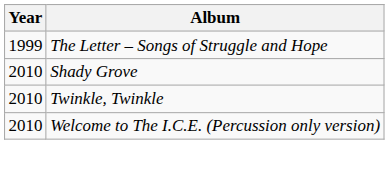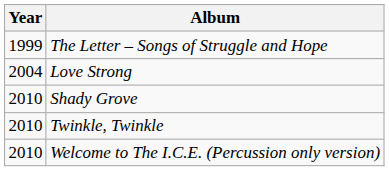+ row: (91, 71)
